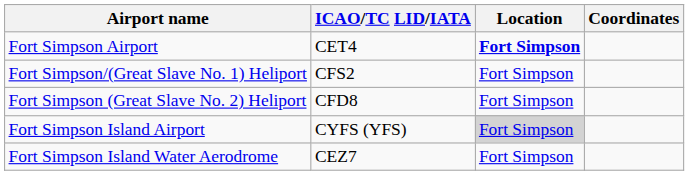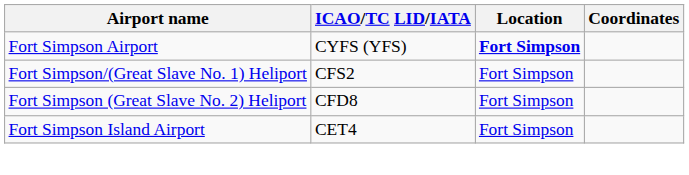(336, 45) CET4 -> (361, 45) CYFS (YFS)
(361, 128) CYFS (YFS) -> (336, 128) CET4
(526, 128) lightgrey background -> (526, 128) no background
- row: (143, 156)
